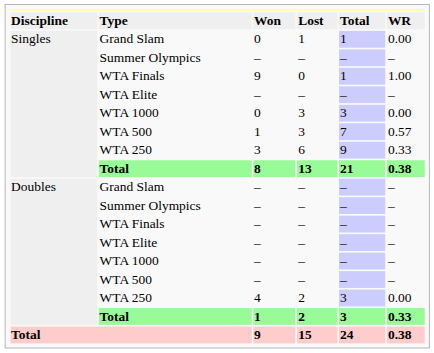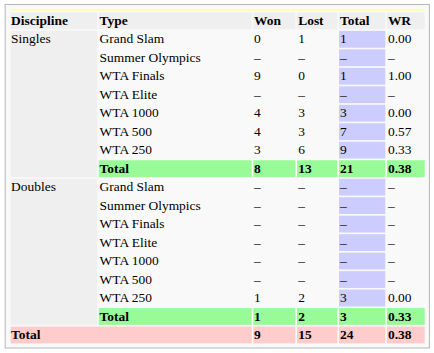(257, 113) 0 -> (257, 113) 4
(257, 131) 1 -> (257, 131) 4
(257, 298) 4 -> (257, 298) 1
